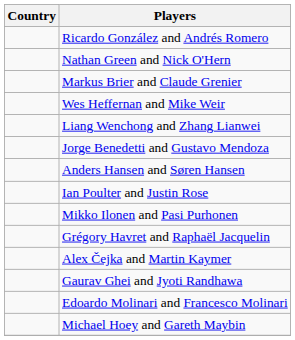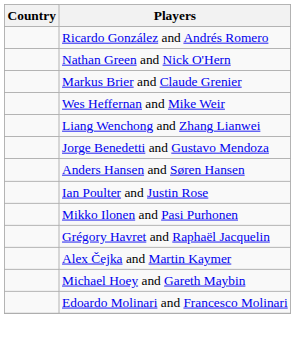- row: (152, 280)
rows swapped: (154, 324) <-> (175, 302)
